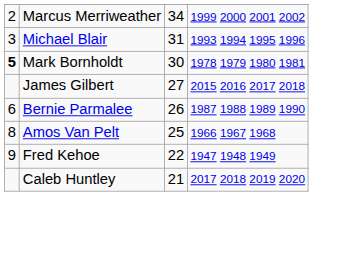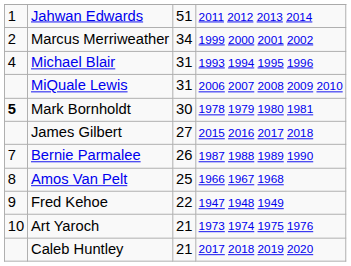+ row: (87, 16)
(12, 39) 3 -> (12, 62) 4
+ row: (79, 86)
(12, 109) 6 -> (12, 156) 7
+ row: (65, 226)
